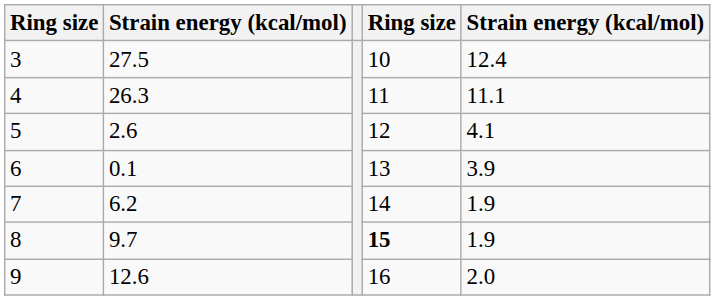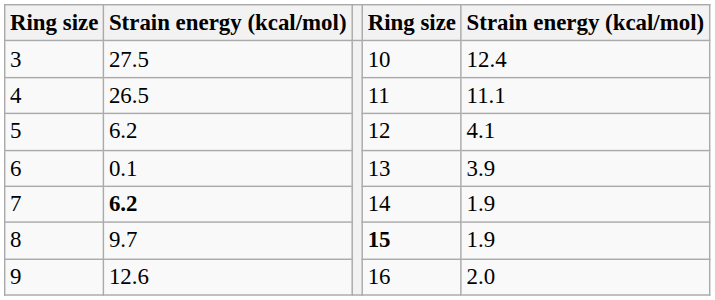(129, 95) 26.3 -> (129, 95) 26.5
(123, 131) 2.6 -> (123, 131) 6.2
(123, 204) normal -> (123, 204) bold
